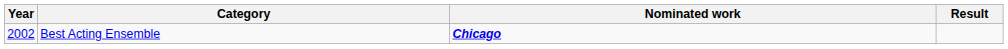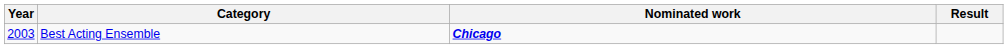(21, 33) 2002 -> (21, 33) 2003
